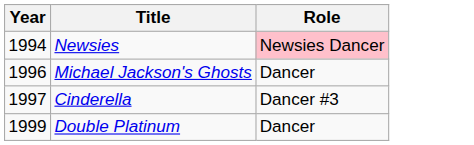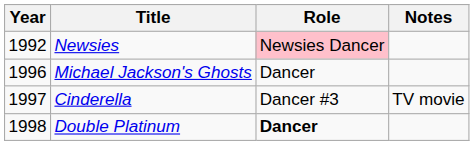+ column: (428, 18)
(28, 45) 1994 -> (28, 45) 1992
(28, 126) 1999 -> (28, 126) 1998
(287, 126) normal -> (289, 126) bold
